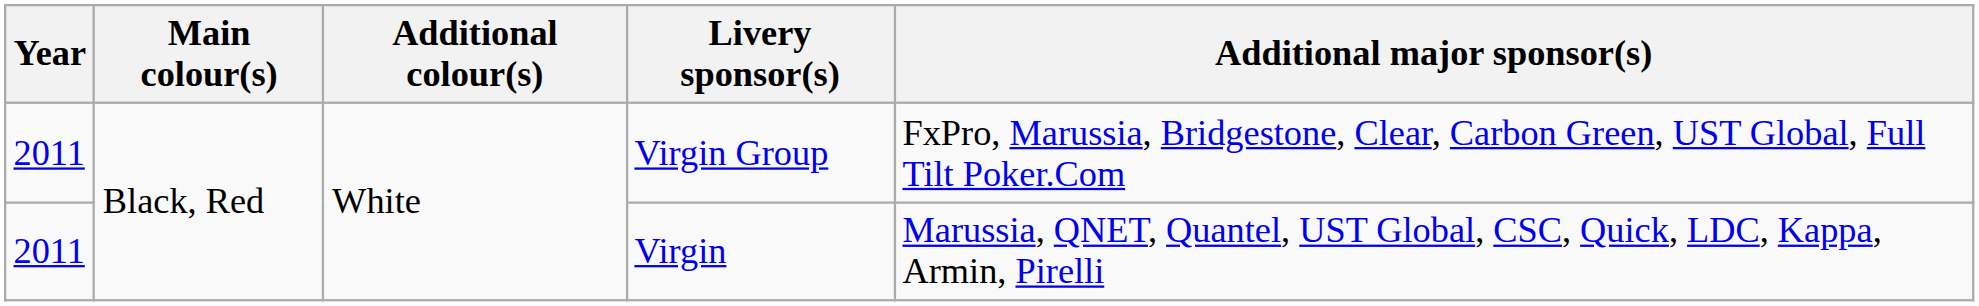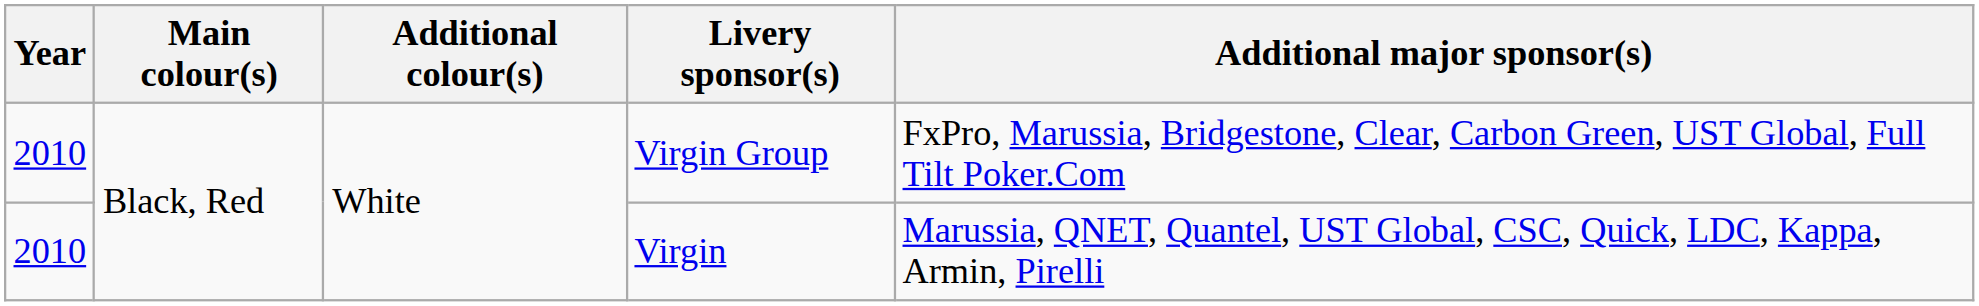(49, 152) 2011 -> (50, 152) 2010
(49, 250) 2011 -> (50, 250) 2010
